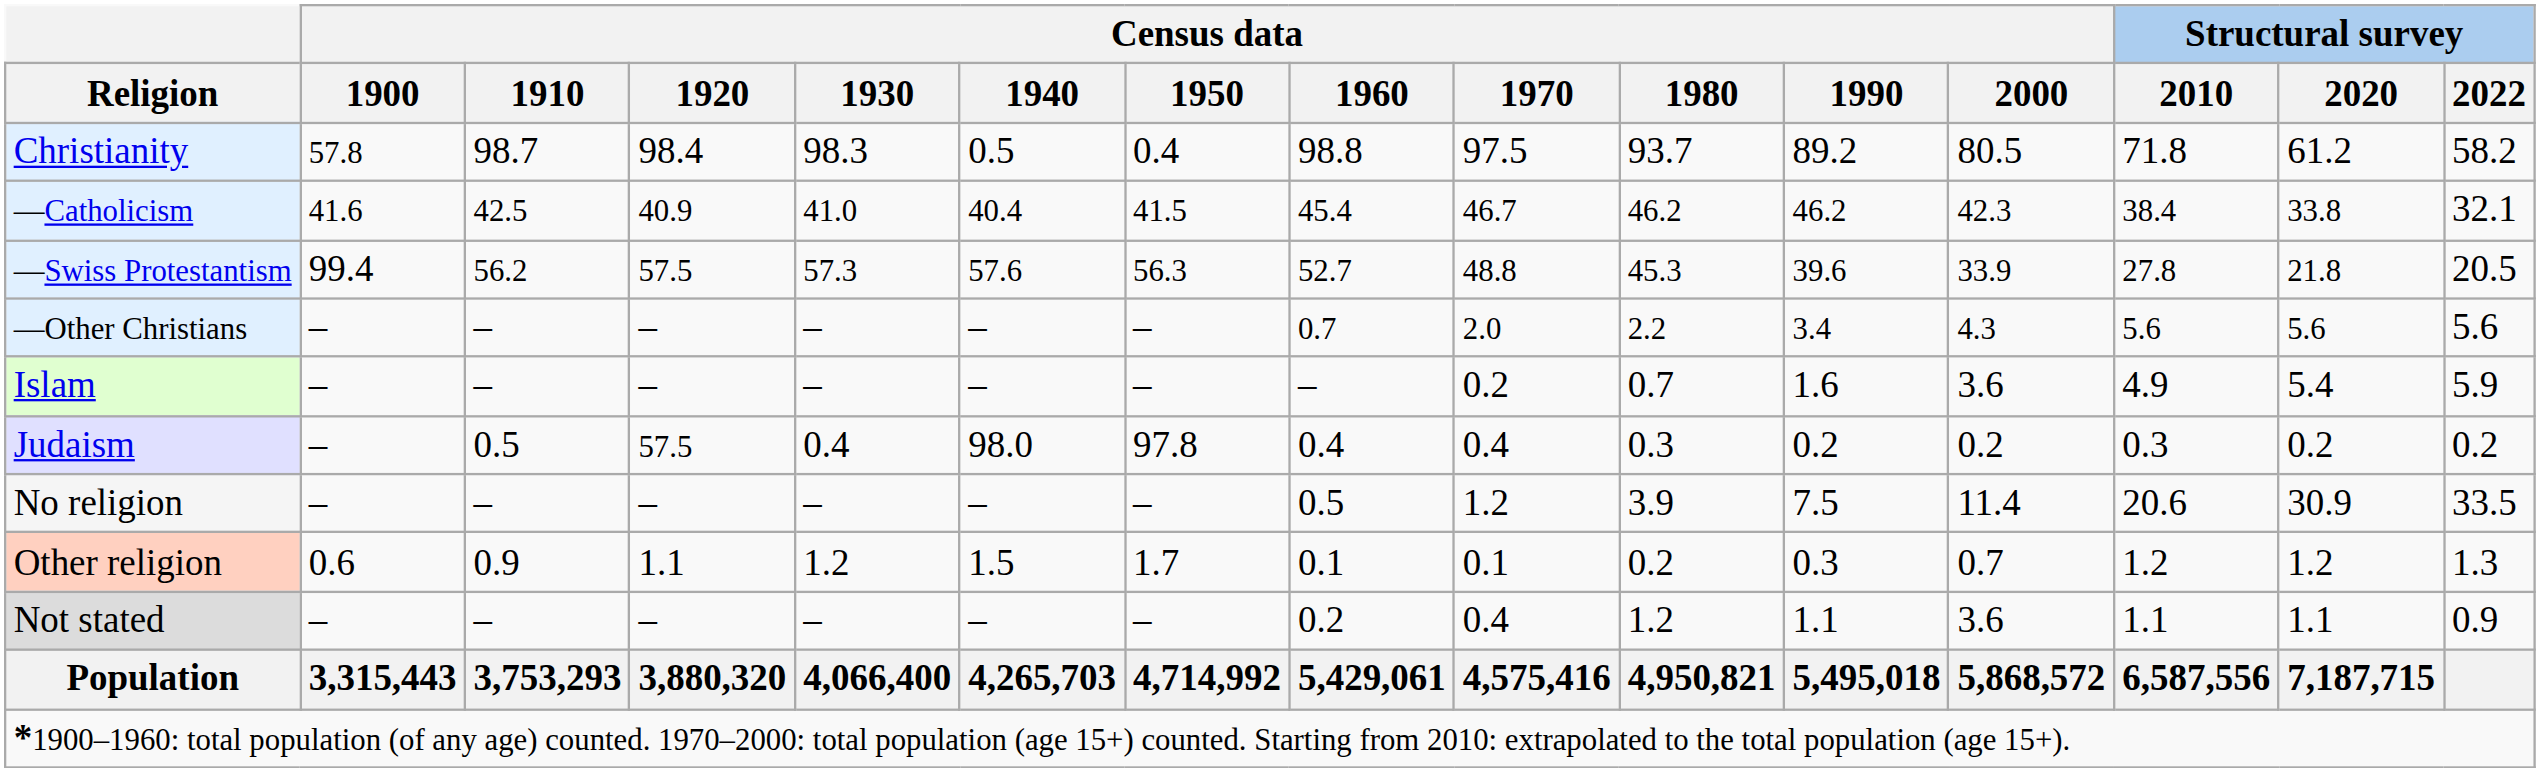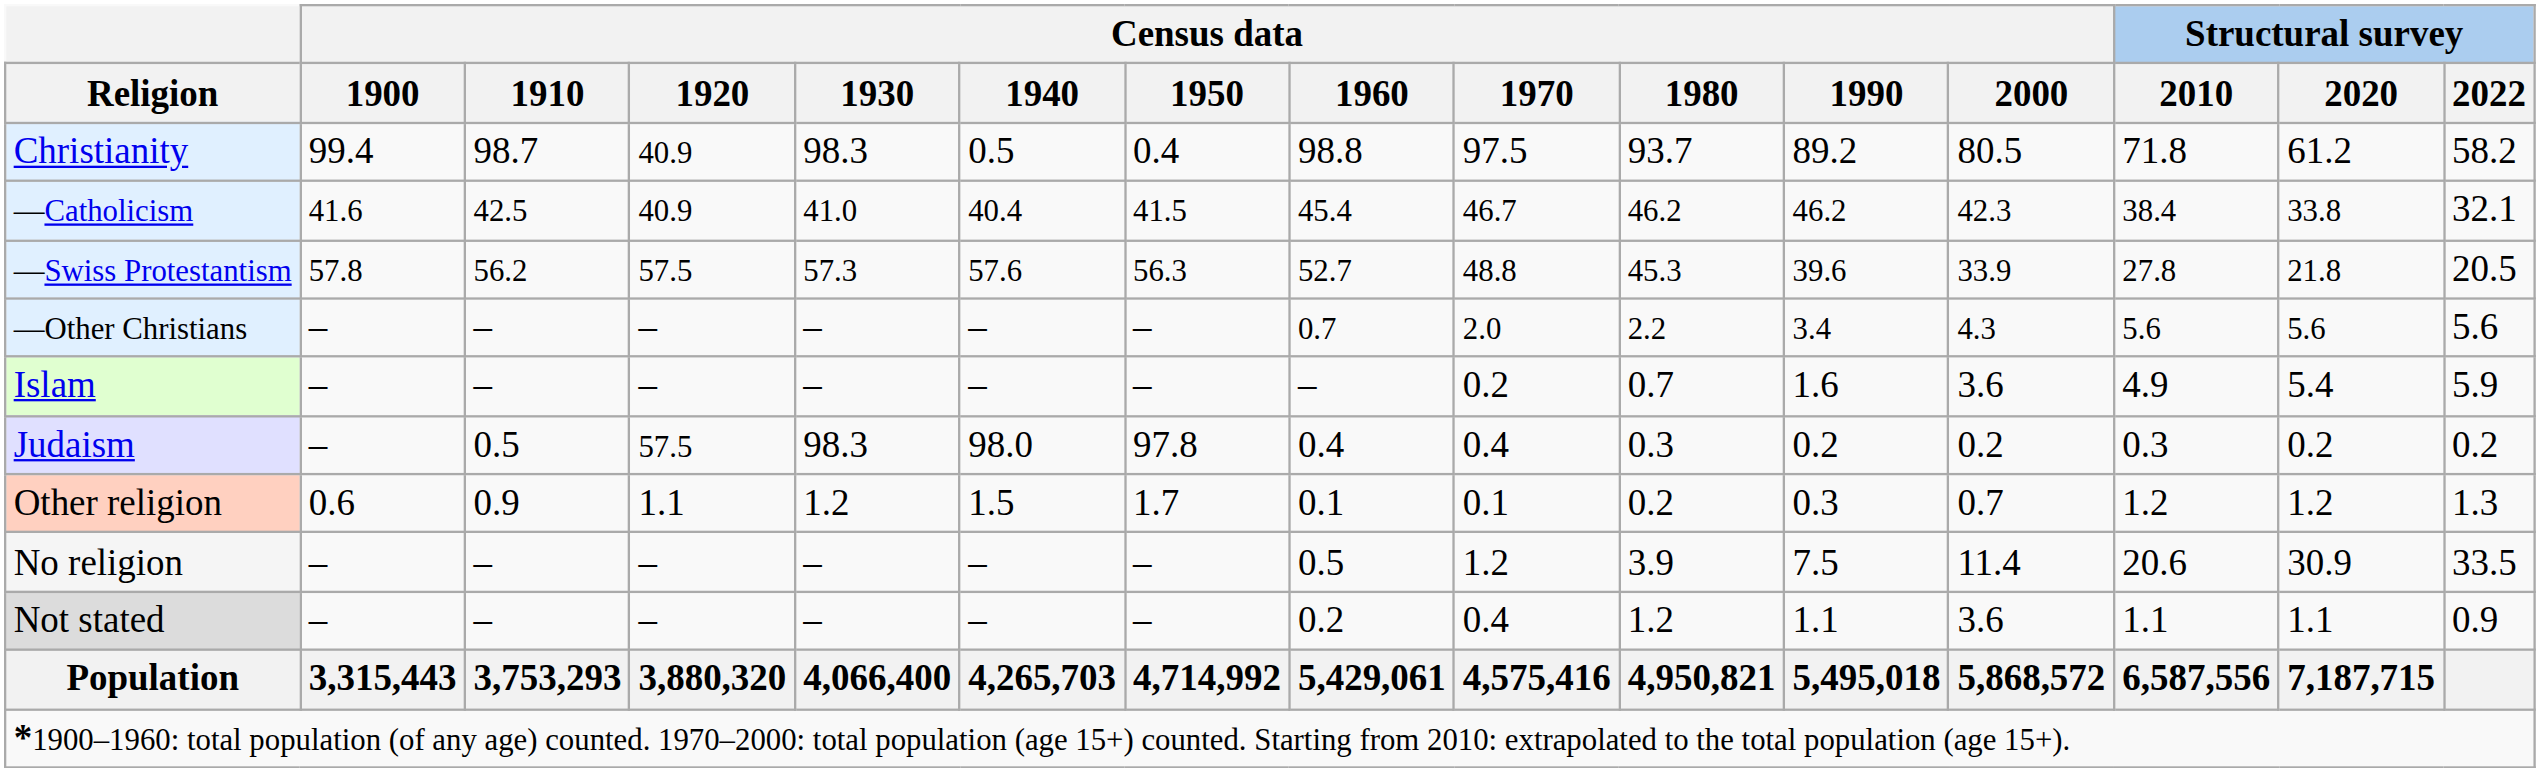(336, 153) 57.8 -> (341, 151) 99.4
(671, 151) 98.4 -> (665, 153) 40.9
(341, 268) 99.4 -> (336, 270) 57.8
(826, 444) 0.4 -> (836, 444) 98.3
rows swapped: (118, 561) <-> (98, 502)
